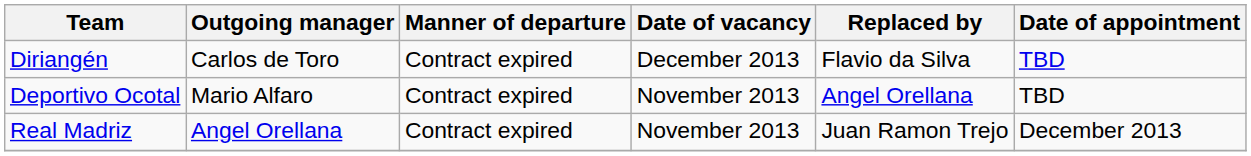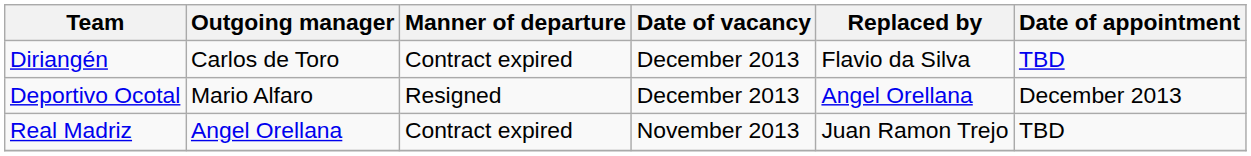(489, 95) Contract expired -> (453, 95) Resigned
(718, 95) November 2013 -> (718, 95) December 2013
(1042, 95) TBD -> (1100, 95) December 2013
(1100, 131) December 2013 -> (1042, 131) TBD
